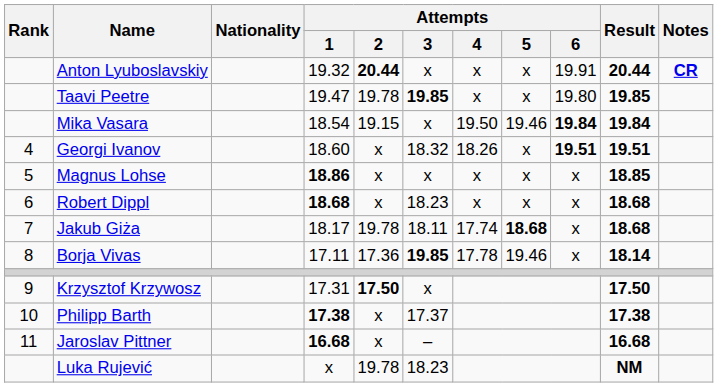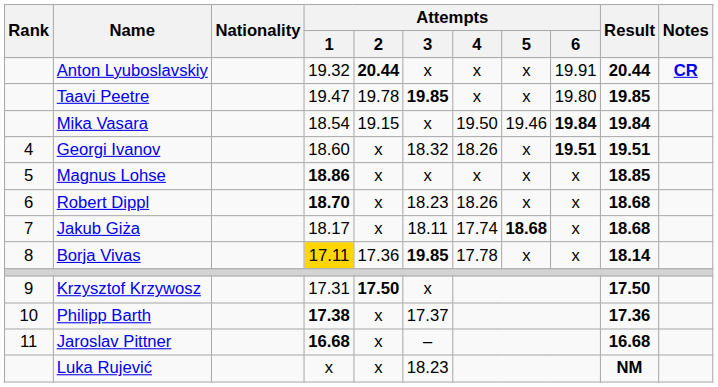(329, 202) 18.68 -> (329, 202) 18.70
(477, 202) x -> (477, 202) 18.26
(378, 228) 19.78 -> (378, 228) x
(329, 255) no background -> (329, 255) gold background
(526, 255) 19.46 -> (526, 255) x
(630, 315) 17.38 -> (630, 315) 17.36
(378, 368) 19.78 -> (378, 368) x
